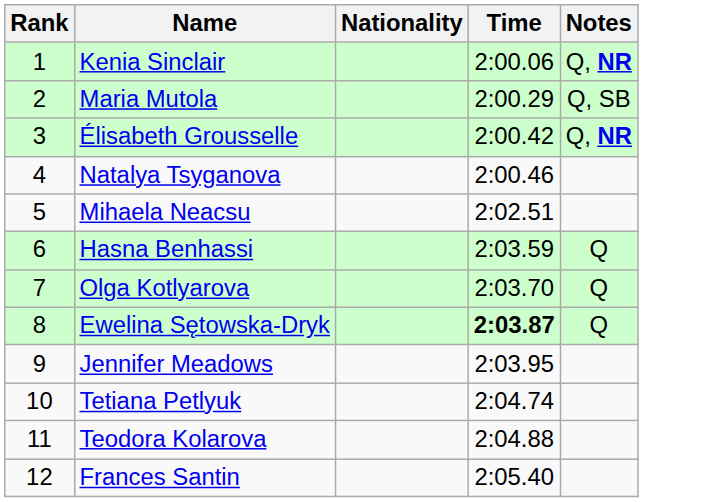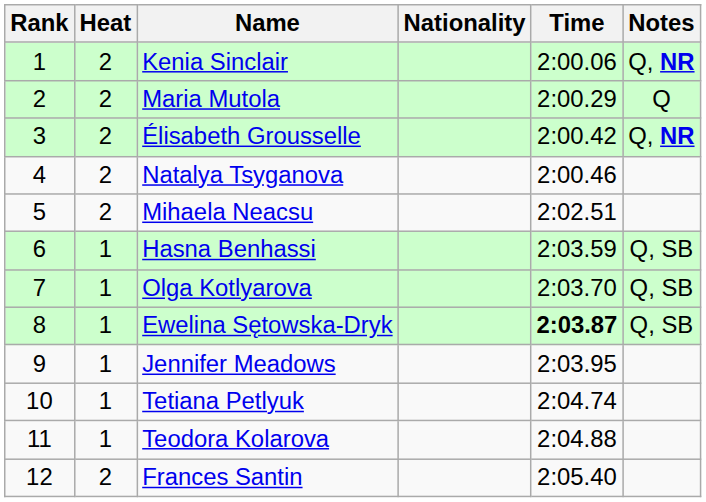+ column: (105, 23)
(599, 99) Q, SB -> (661, 99) Q
(599, 250) Q -> (661, 250) Q, SB
(599, 288) Q -> (661, 288) Q, SB
(599, 325) Q -> (661, 325) Q, SB
